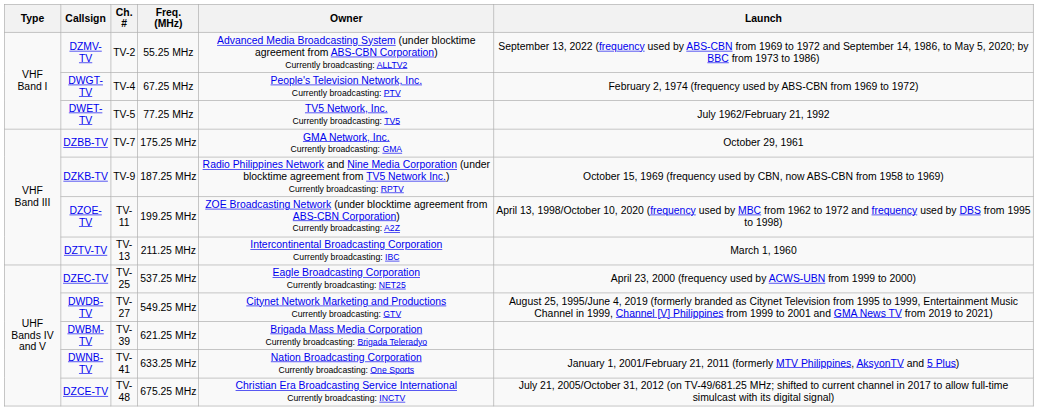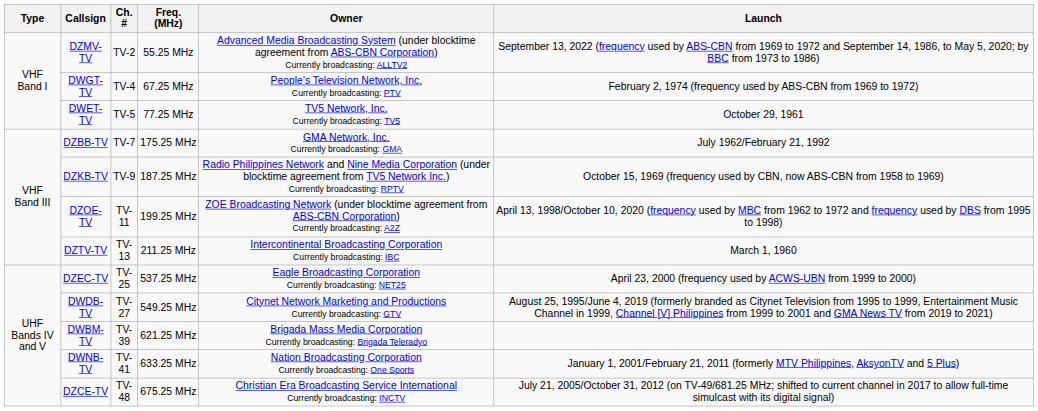(763, 114) July 1962/February 21, 1992 -> (763, 114) October 29, 1961
(763, 143) October 29, 1961 -> (763, 143) July 1962/February 21, 1992
